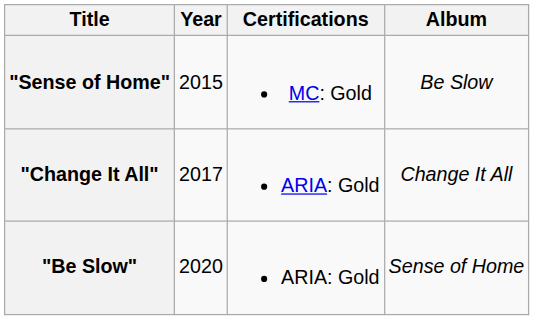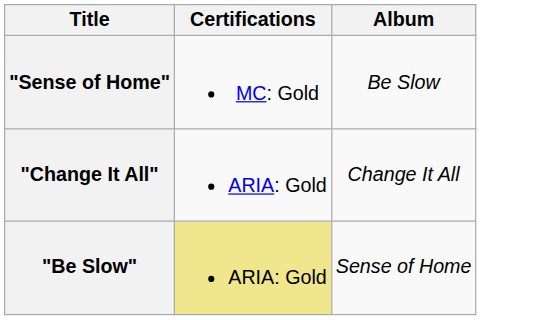- column: (201, 20)
(306, 279) no background -> (253, 279) khaki background
